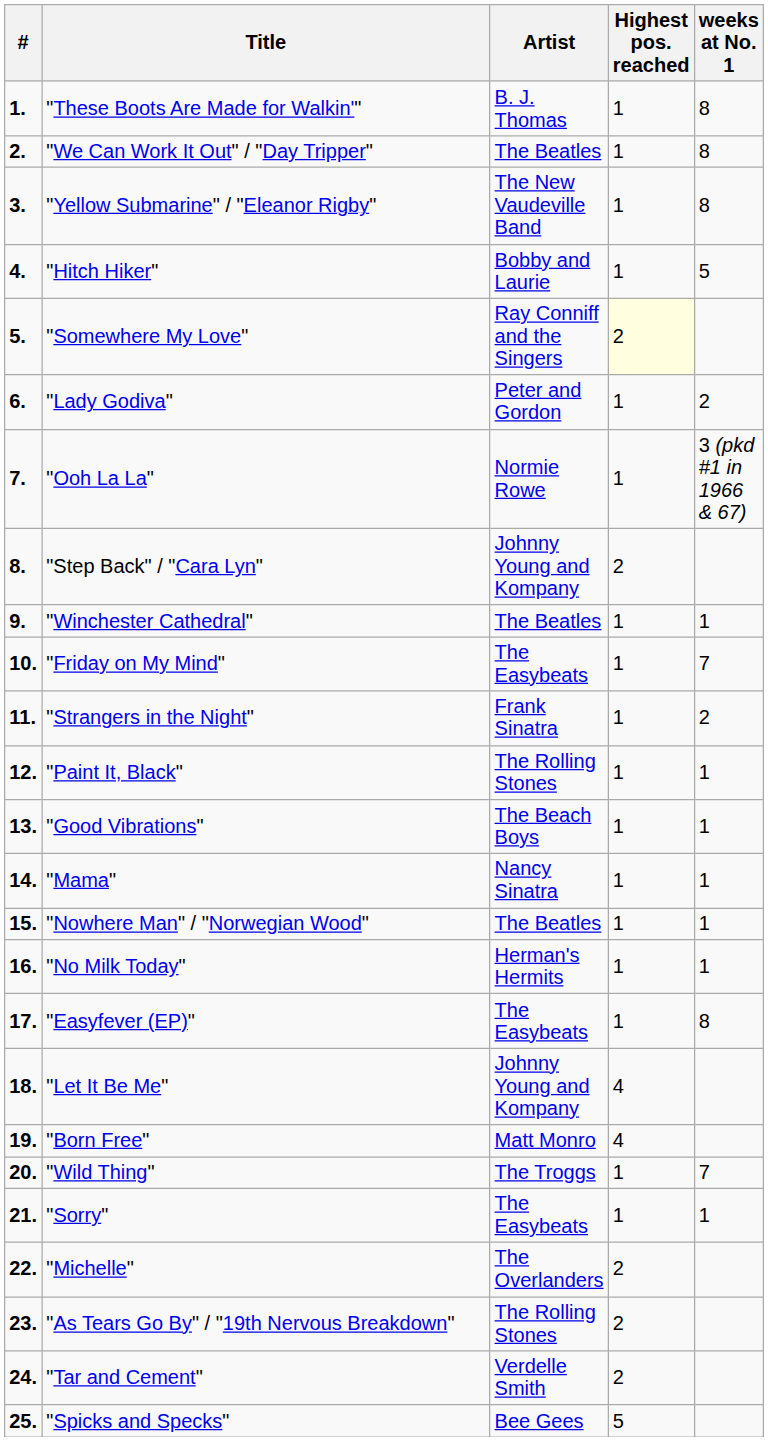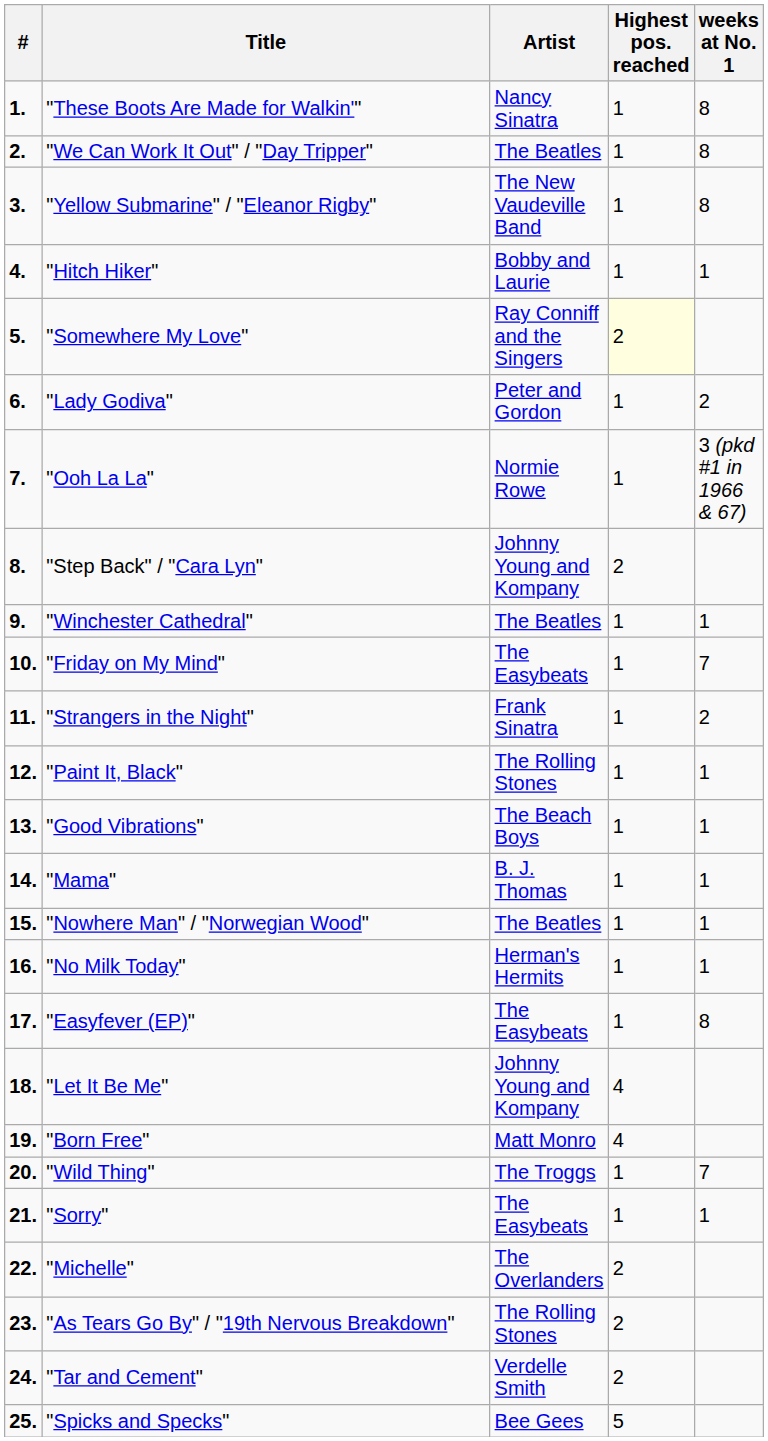(531, 108) B. J. Thomas -> (526, 108) Nancy Sinatra
(704, 270) 5 -> (704, 270) 1
(526, 880) Nancy Sinatra -> (531, 880) B. J. Thomas
